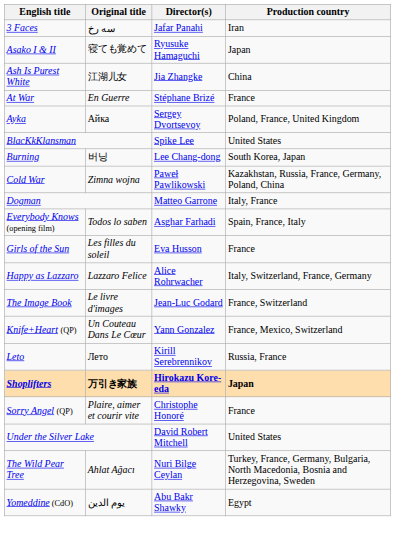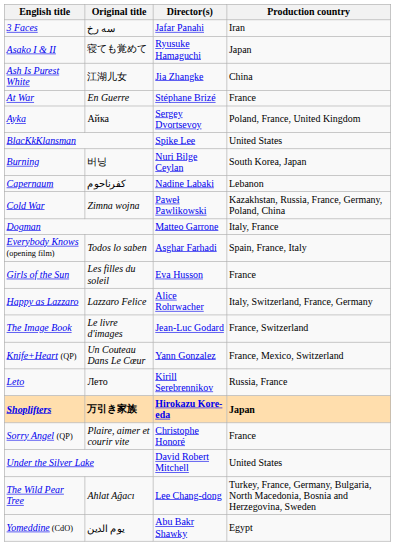(187, 157) Lee Chang-dong -> (176, 162) Nuri Bilge Ceylan
+ row: (30, 183)
(175, 470) Nuri Bilge Ceylan -> (188, 495) Lee Chang-dong
